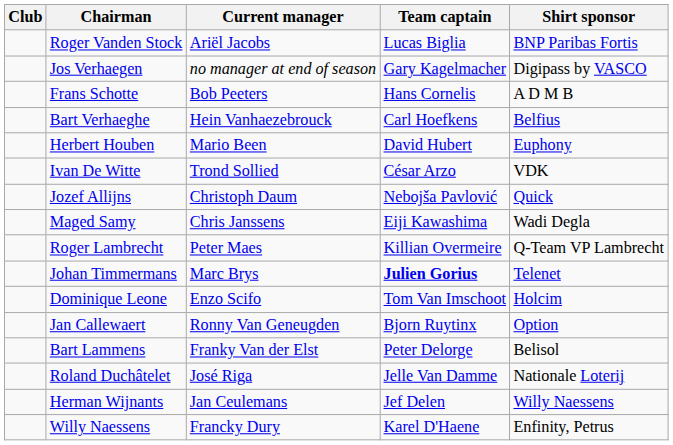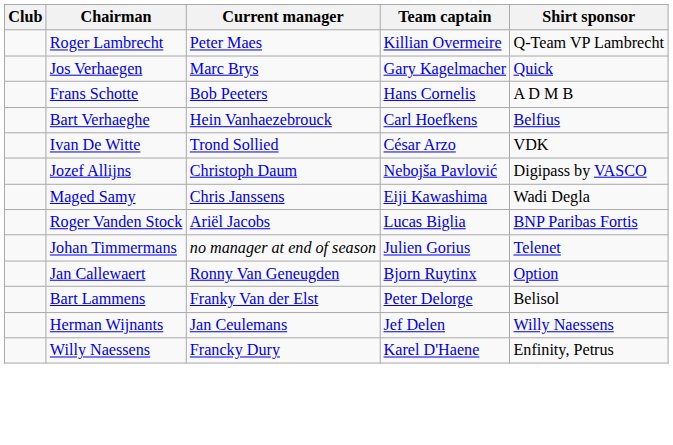rows swapped: (116, 42) <-> (107, 247)
(283, 68) no manager at end of season -> (224, 68) Marc Brys
(580, 68) Digipass by VASCO -> (533, 68) Quick
- row: (102, 145)
(533, 196) Quick -> (580, 171) Digipass by VASCO
(224, 273) Marc Brys -> (283, 247) no manager at end of season
(430, 273) bold -> (427, 247) normal
- row: (108, 299)
- row: (110, 376)
